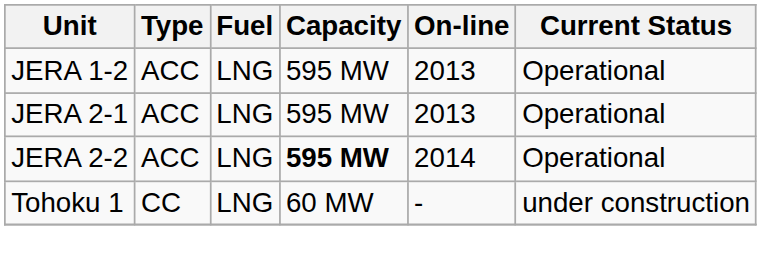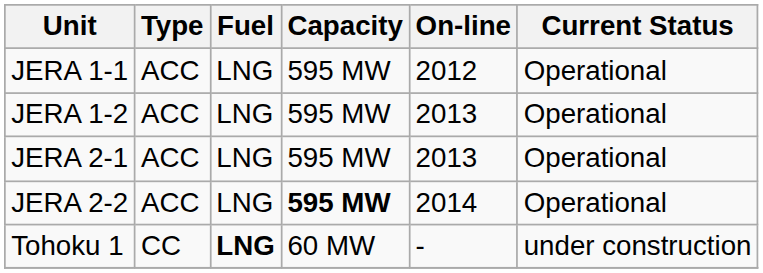+ row: (70, 70)
(245, 202) normal -> (245, 245) bold
